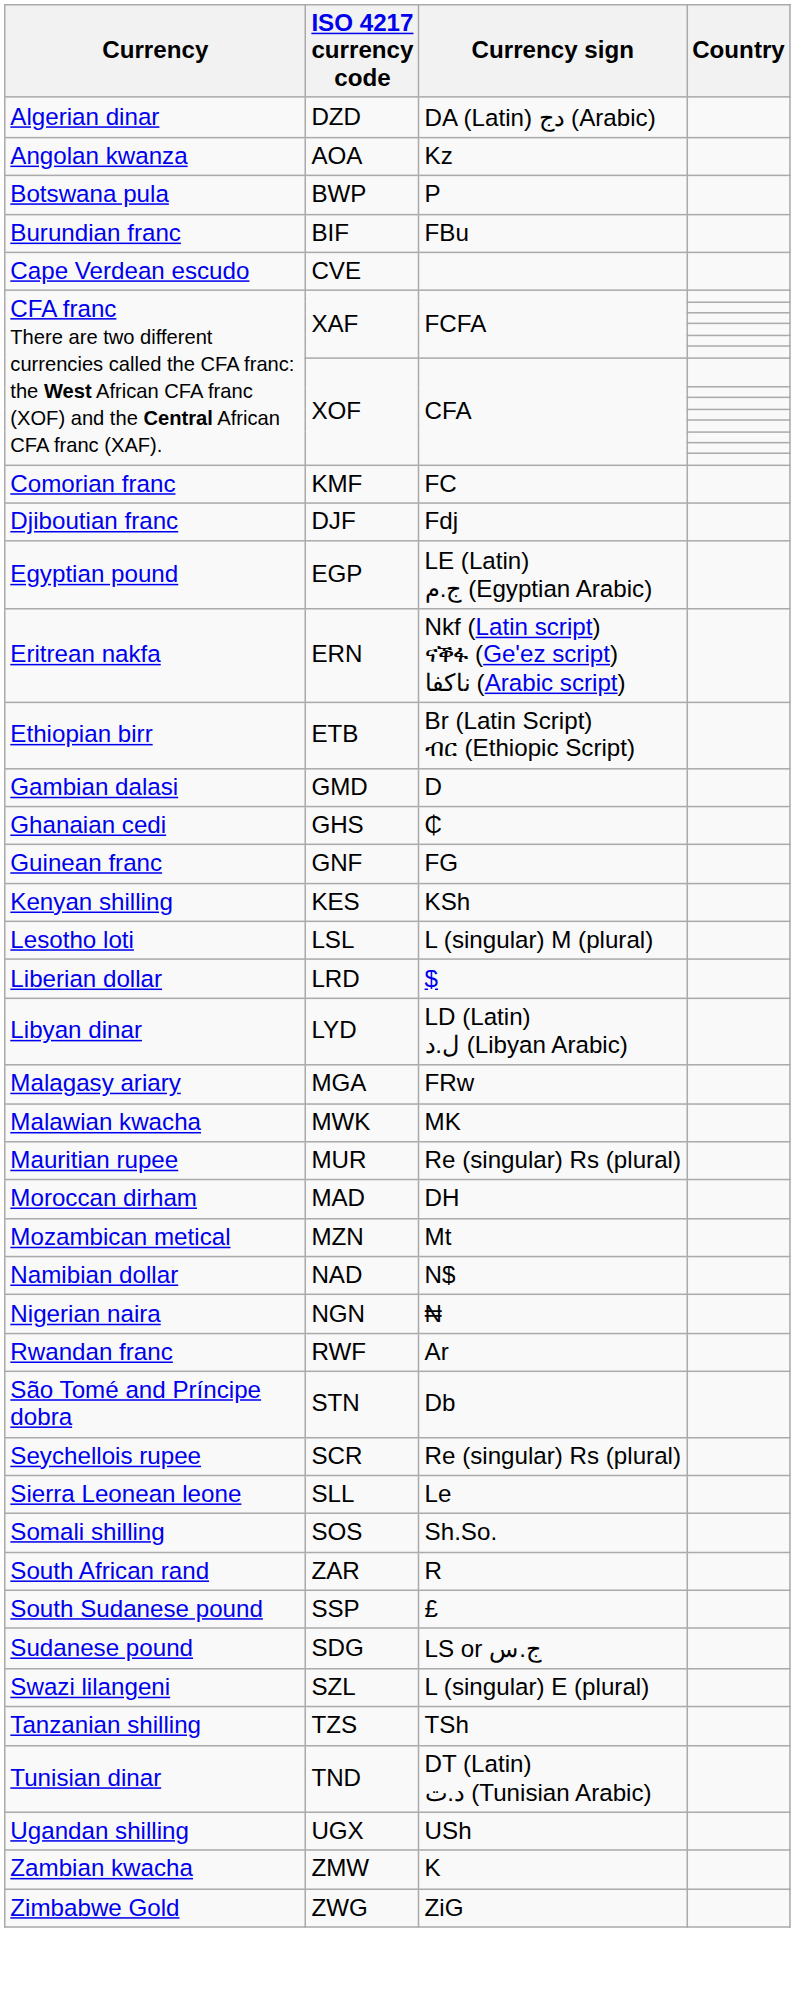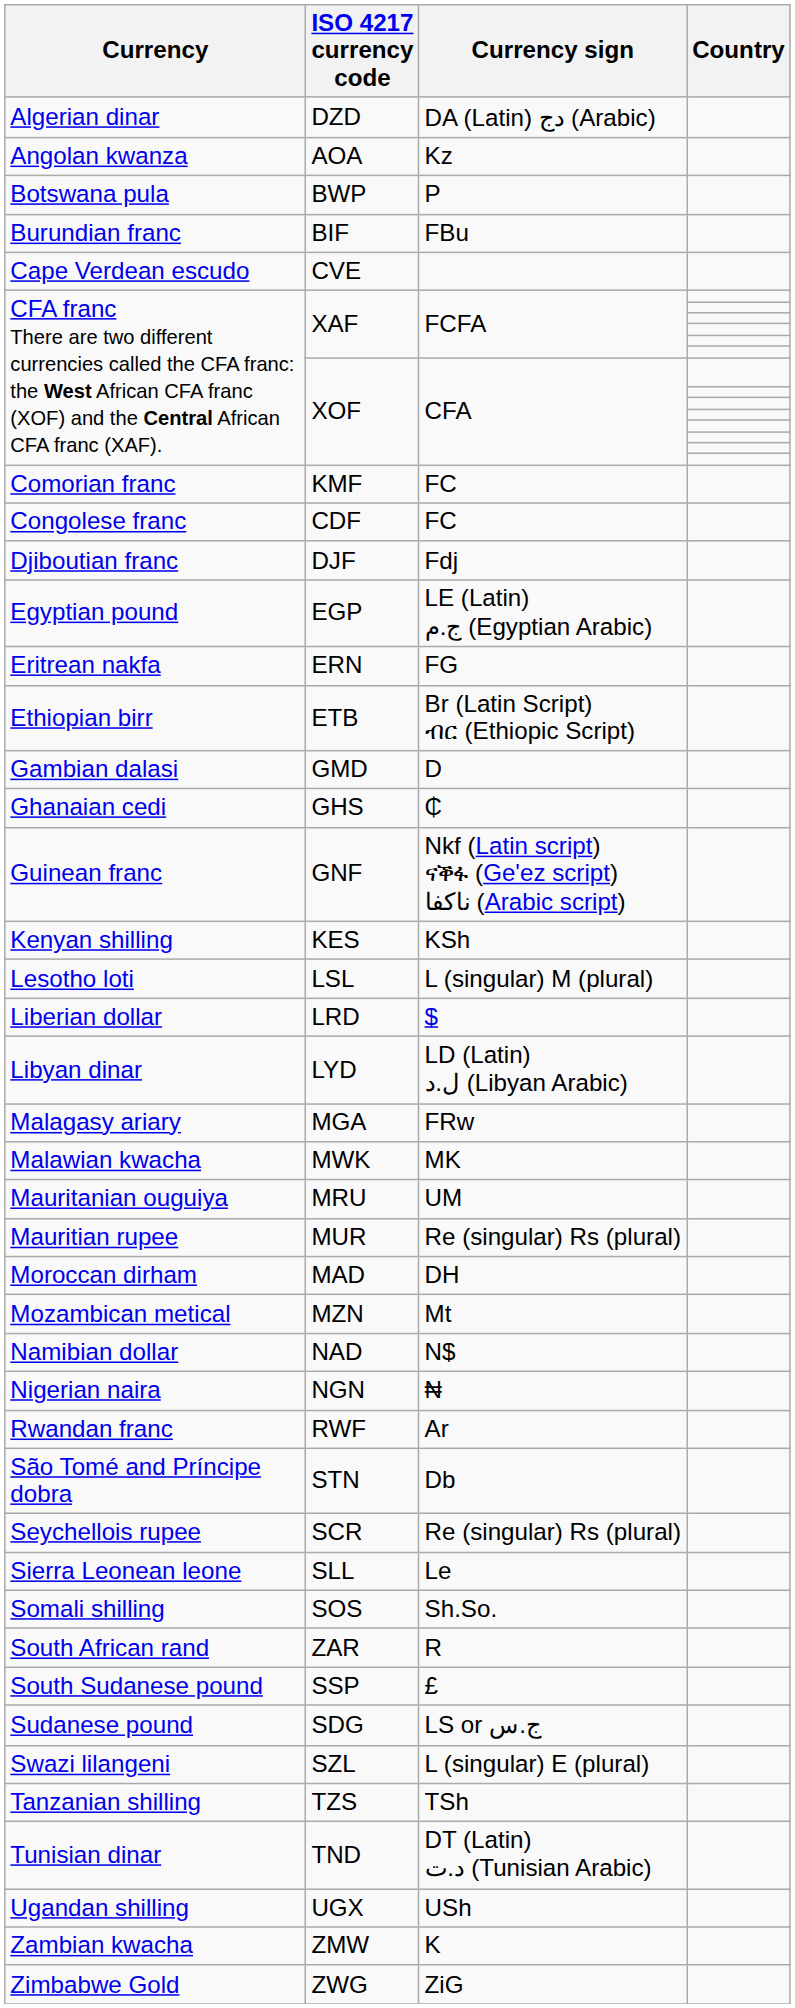+ row: (98, 521)
(525, 655) Nkf (Latin script) ናቕፋ (Ge'ez script) ناكفا (Arabic script) -> (441, 665) FG
(441, 863) FG -> (525, 873) Nkf (Latin script) ናቕፋ (Ge'ez script) ناكفا (Arabic script)
+ row: (119, 1198)
